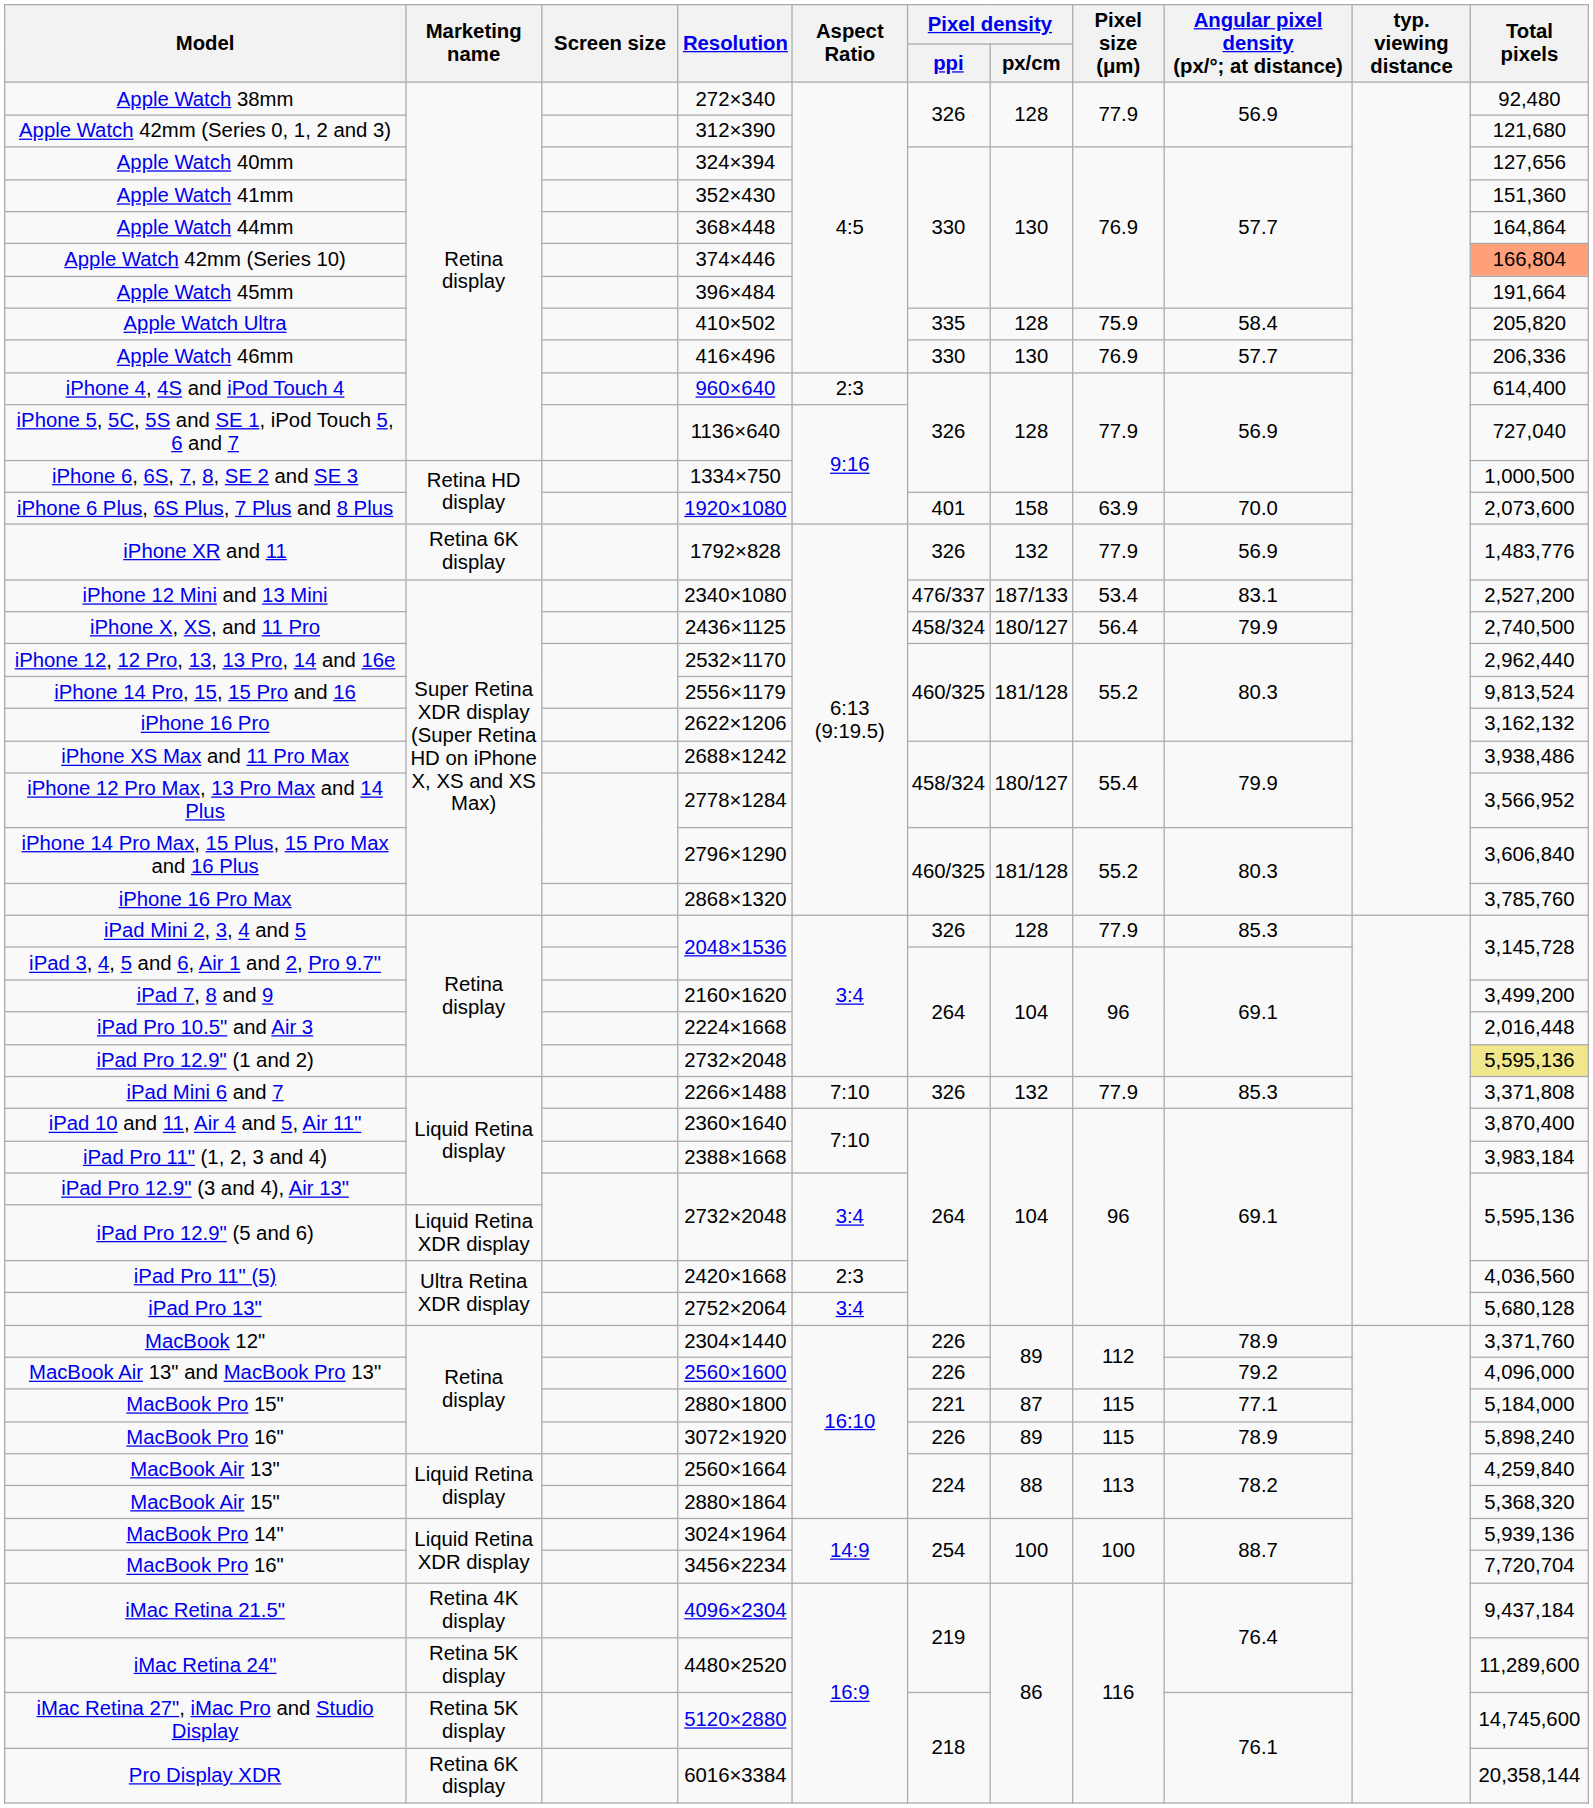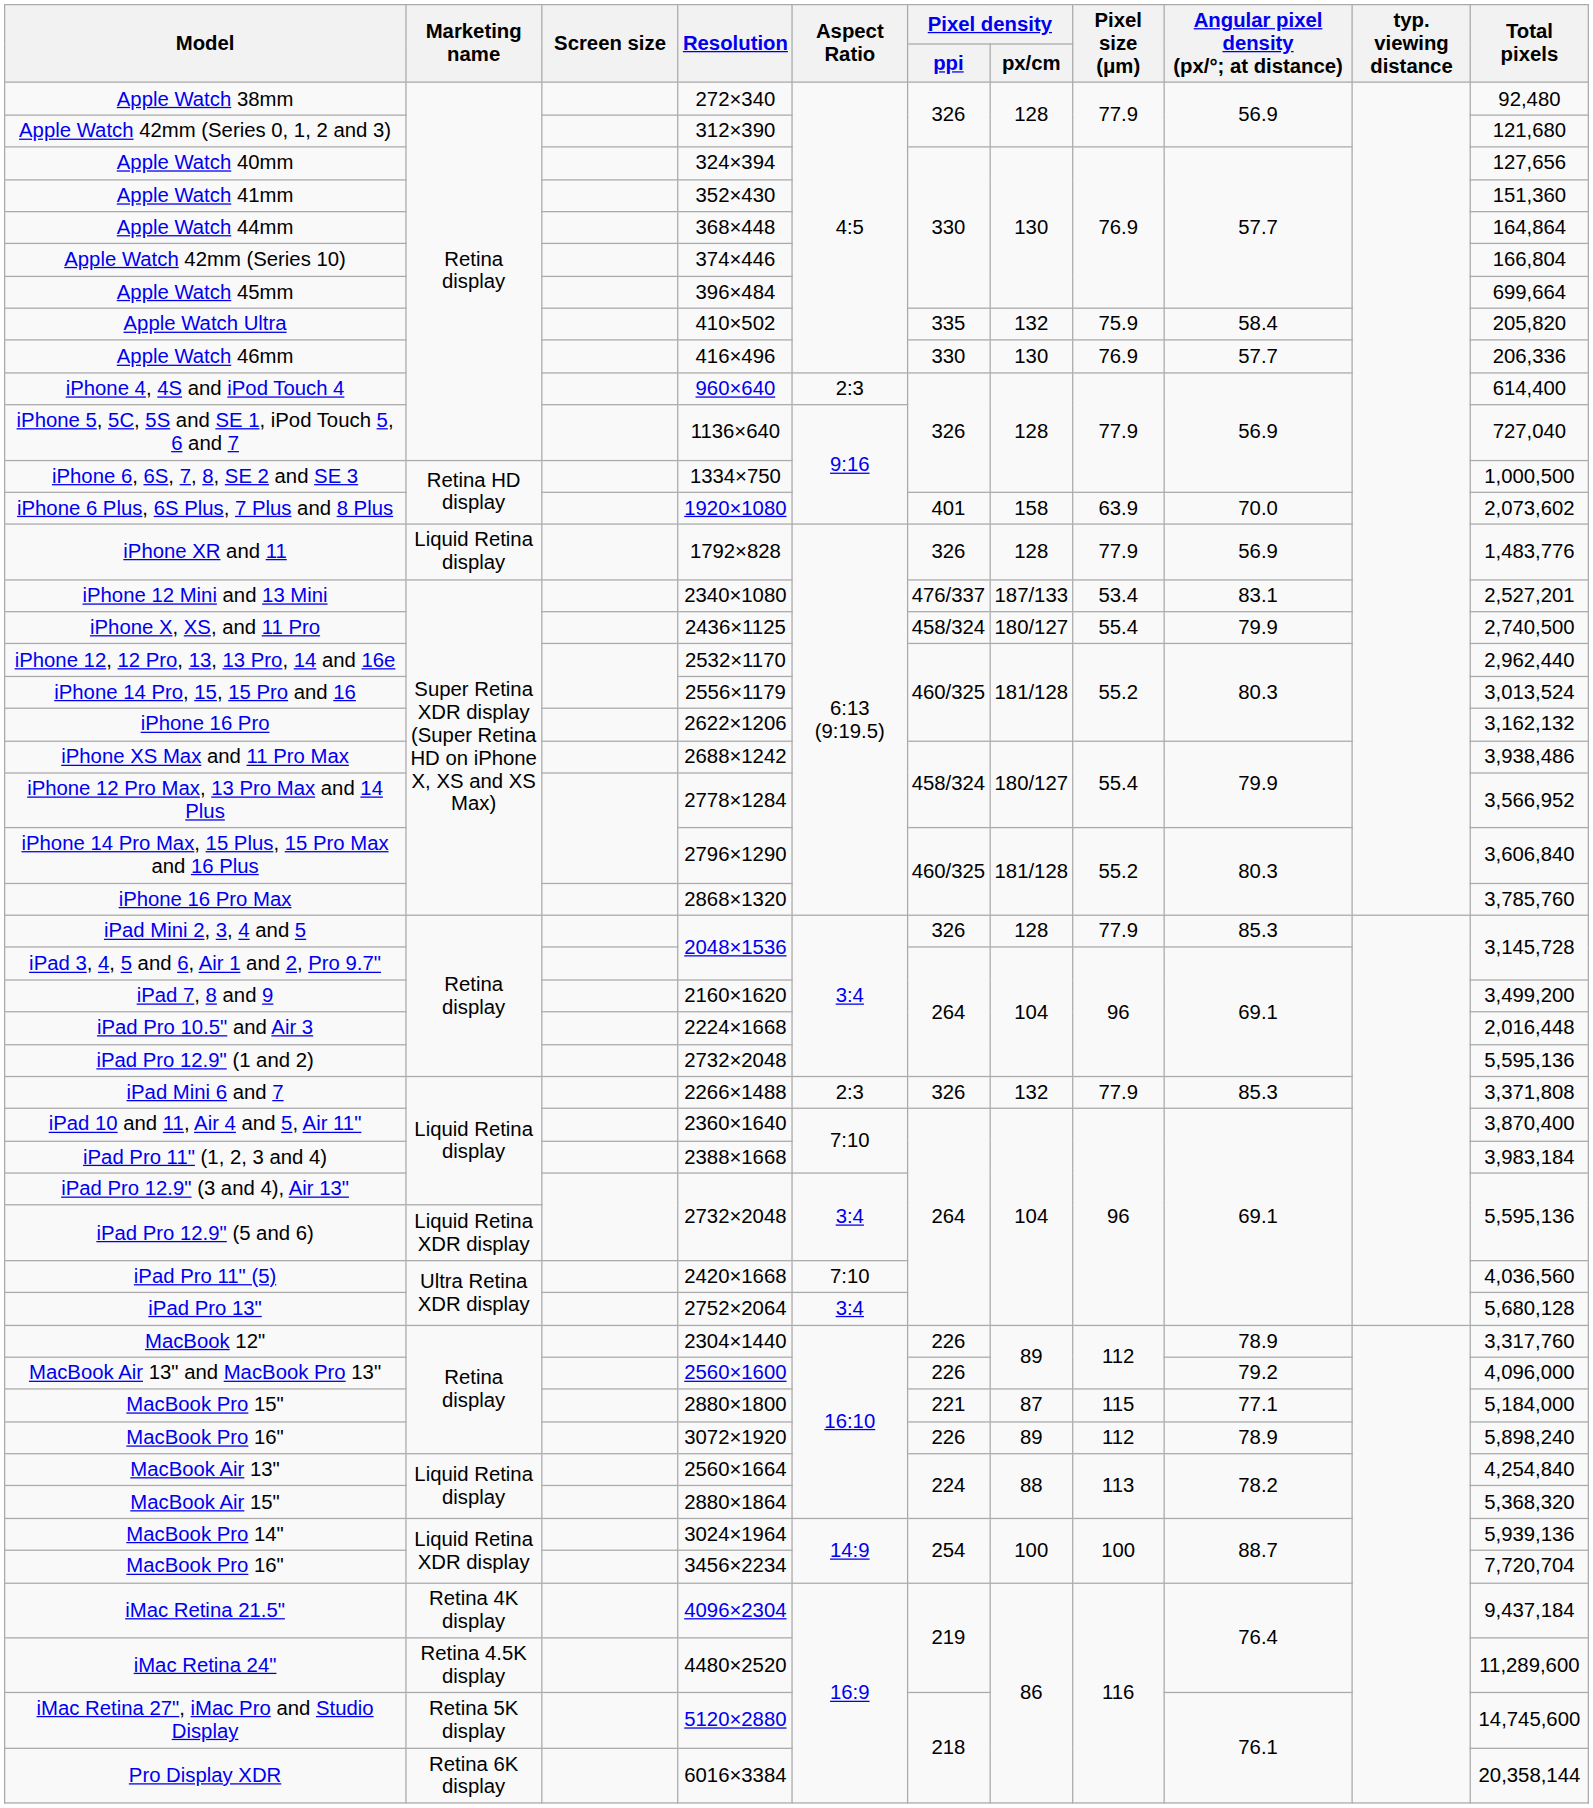(1529, 259) lightsalmon background -> (1529, 259) no background
(1529, 291) 191,664 -> (1529, 291) 699,664
(1031, 324) 128 -> (1031, 324) 132
(1529, 508) 2,073,600 -> (1529, 508) 2,073,602
(474, 551) Retina 6K display -> (474, 551) Liquid Retina display
(1031, 551) 132 -> (1031, 551) 128
(1529, 595) 2,527,200 -> (1529, 595) 2,527,201
(1118, 627) 56.4 -> (1118, 627) 55.4
(1529, 692) 9,813,524 -> (1529, 692) 3,013,524
(1529, 1060) khaki background -> (1529, 1060) no background
(850, 1092) 7:10 -> (850, 1092) 2:3
(850, 1276) 2:3 -> (850, 1276) 7:10
(1529, 1340) 3,371,760 -> (1529, 1340) 3,317,760
(1118, 1437) 115 -> (1118, 1437) 112
(1529, 1469) 4,259,840 -> (1529, 1469) 4,254,840
(474, 1665) Retina 5K display -> (474, 1665) Retina 4.5K display
